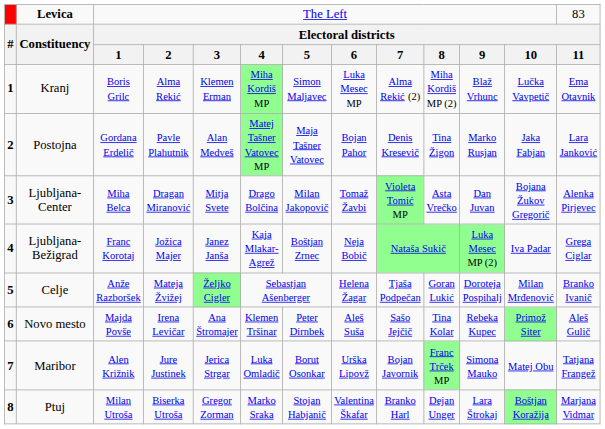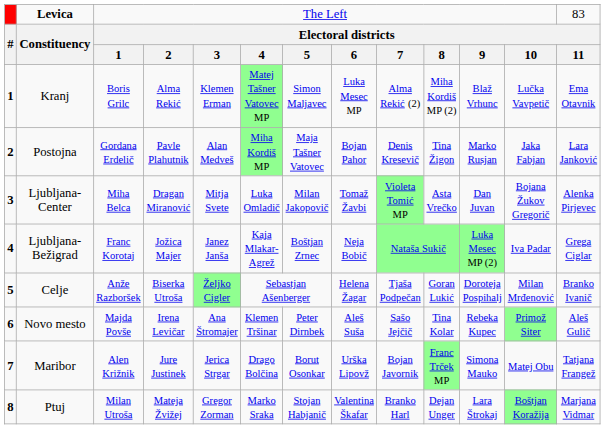(262, 89) Miha Kordiš MP -> (262, 96) Matej Tašner Vatovec MP
(262, 145) Matej Tašner Vatovec MP -> (262, 152) Miha Kordiš MP
(262, 200) Drago Bolčina -> (262, 200) Luka Omladič
(168, 289) Mateja Žvižej -> (168, 289) Biserka Utroša
(262, 365) Luka Omladič -> (262, 365) Drago Bolčina
(168, 406) Biserka Utroša -> (168, 406) Mateja Žvižej
